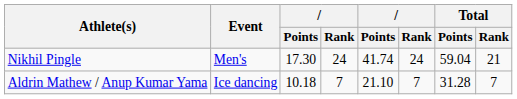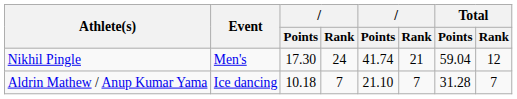(417, 60) 24 -> (417, 60) 21
(494, 60) 21 -> (494, 60) 12
